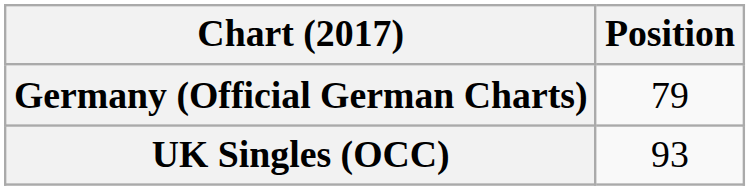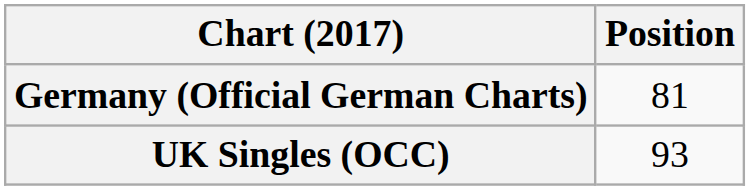(670, 94) 79 -> (670, 94) 81
